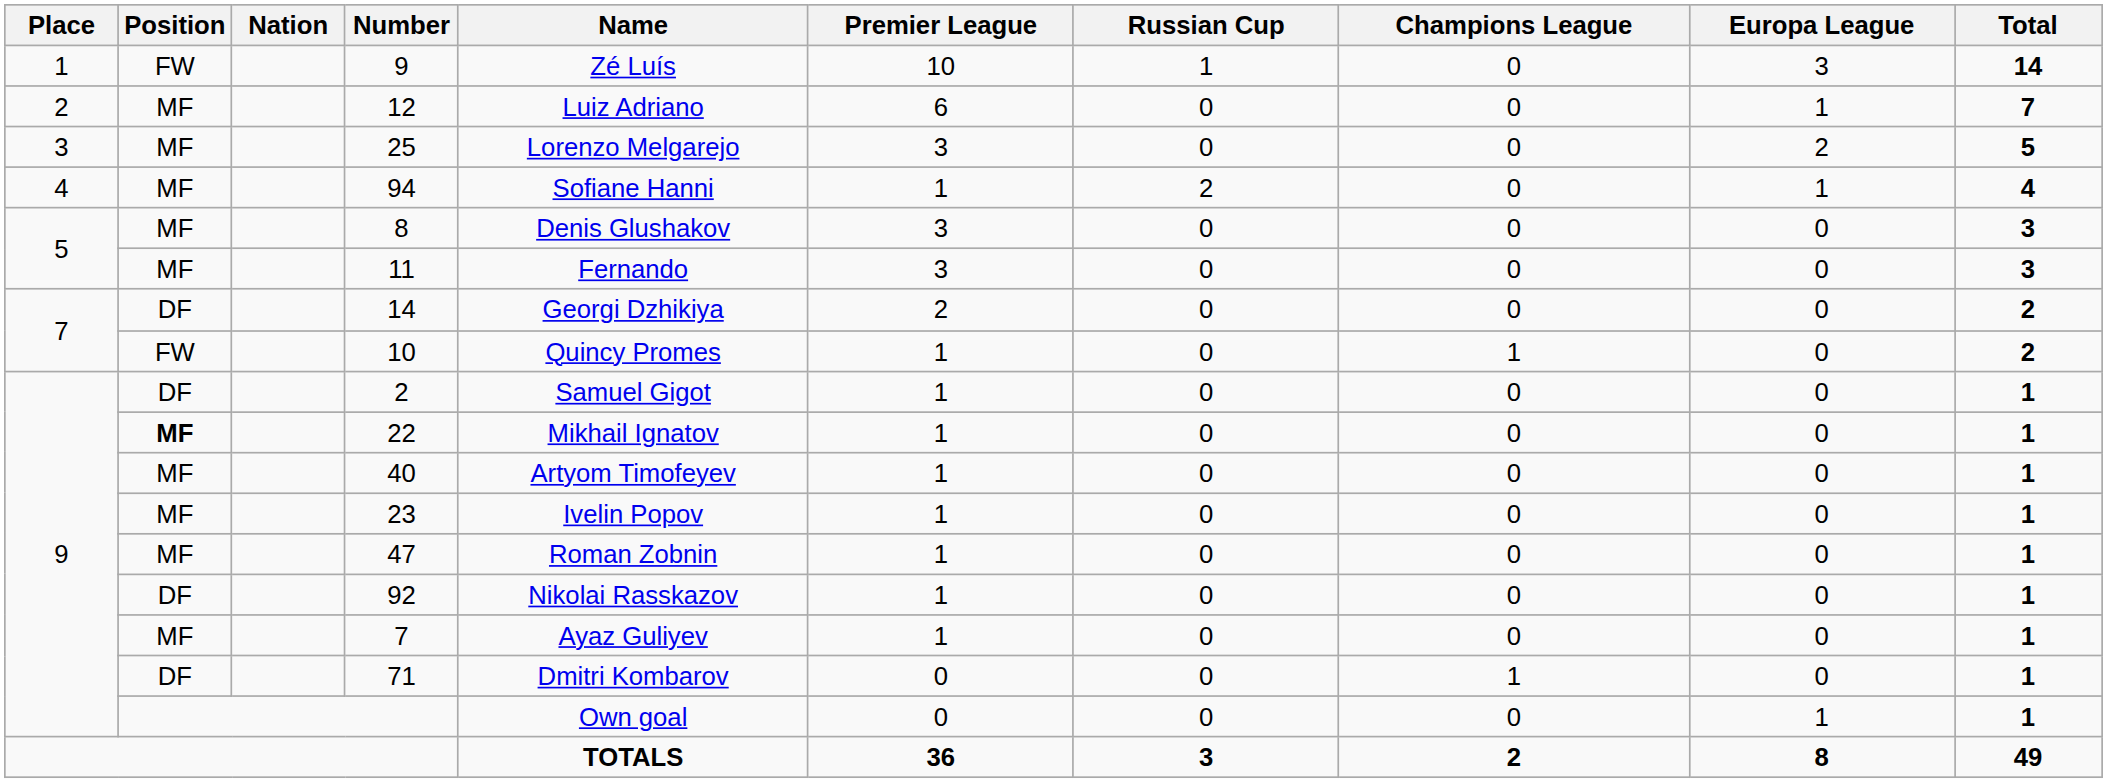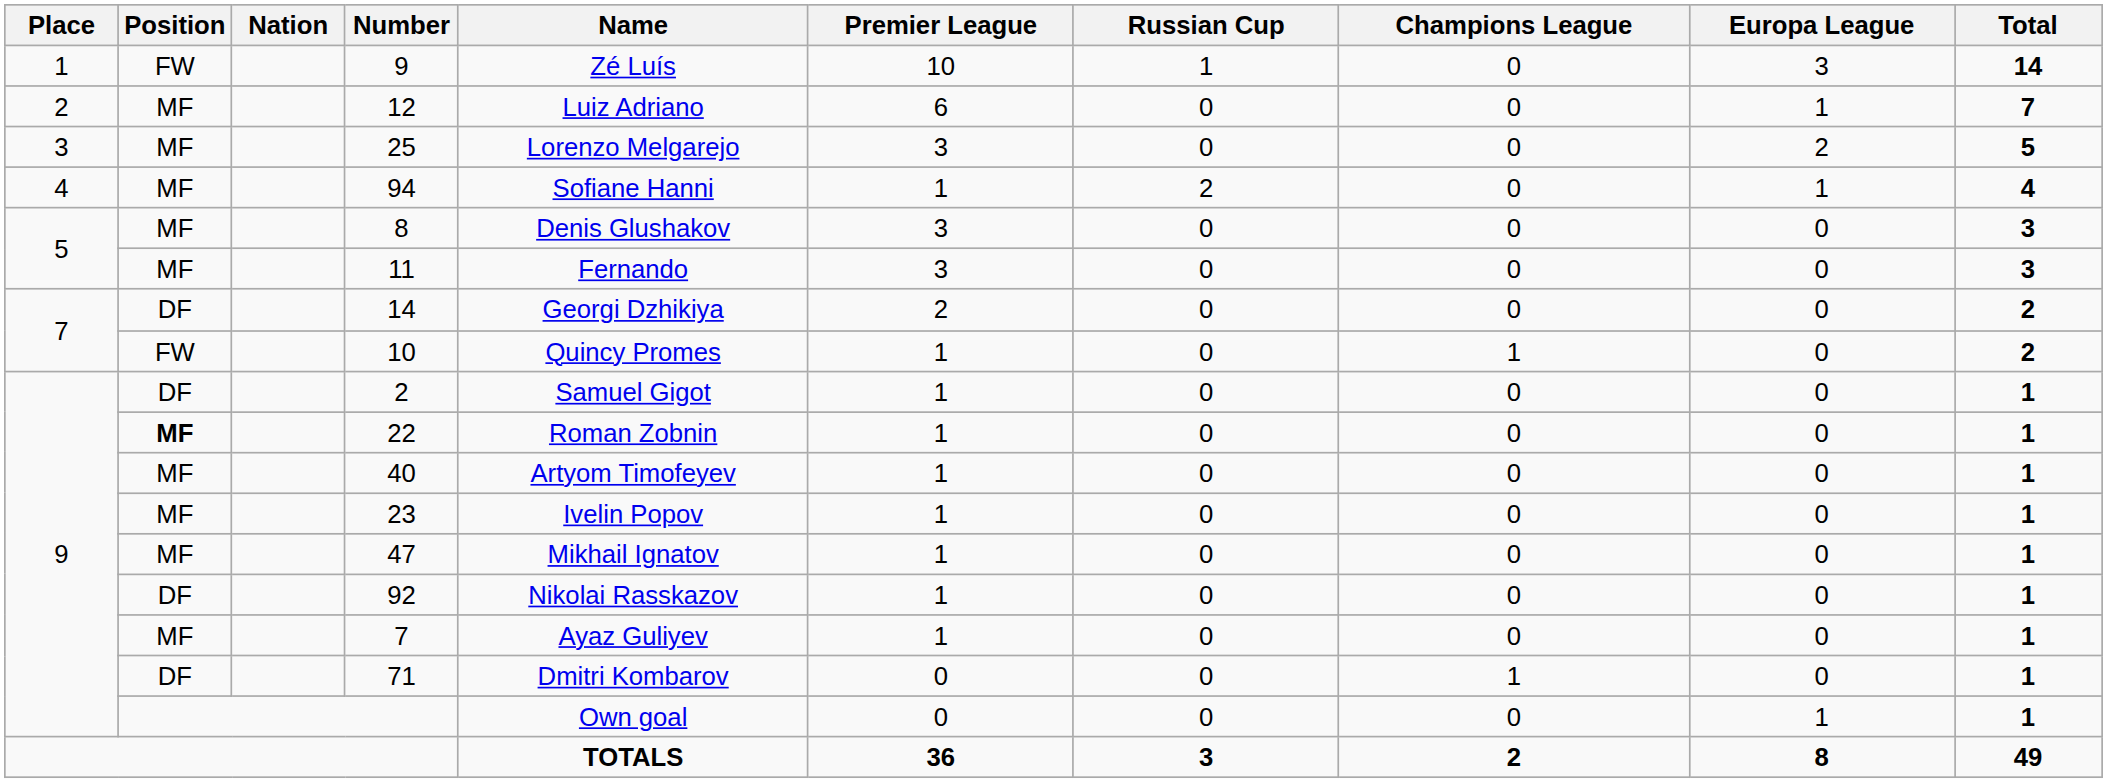(633, 432) Mikhail Ignatov -> (633, 432) Roman Zobnin
(633, 554) Roman Zobnin -> (633, 554) Mikhail Ignatov
